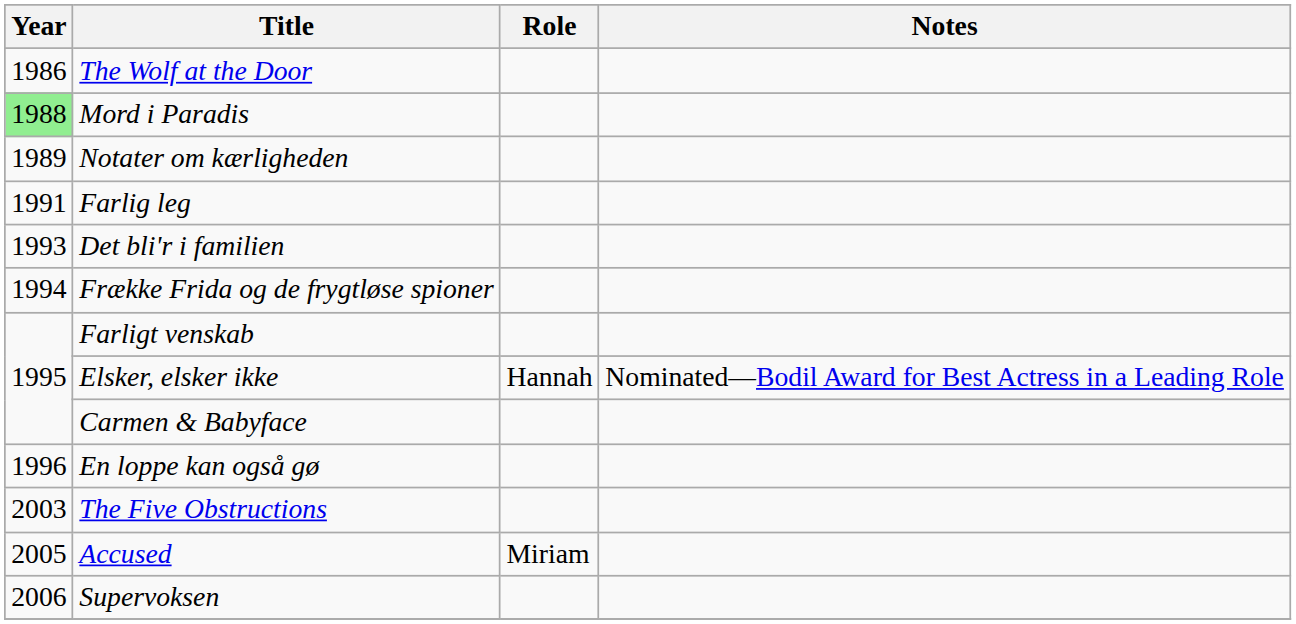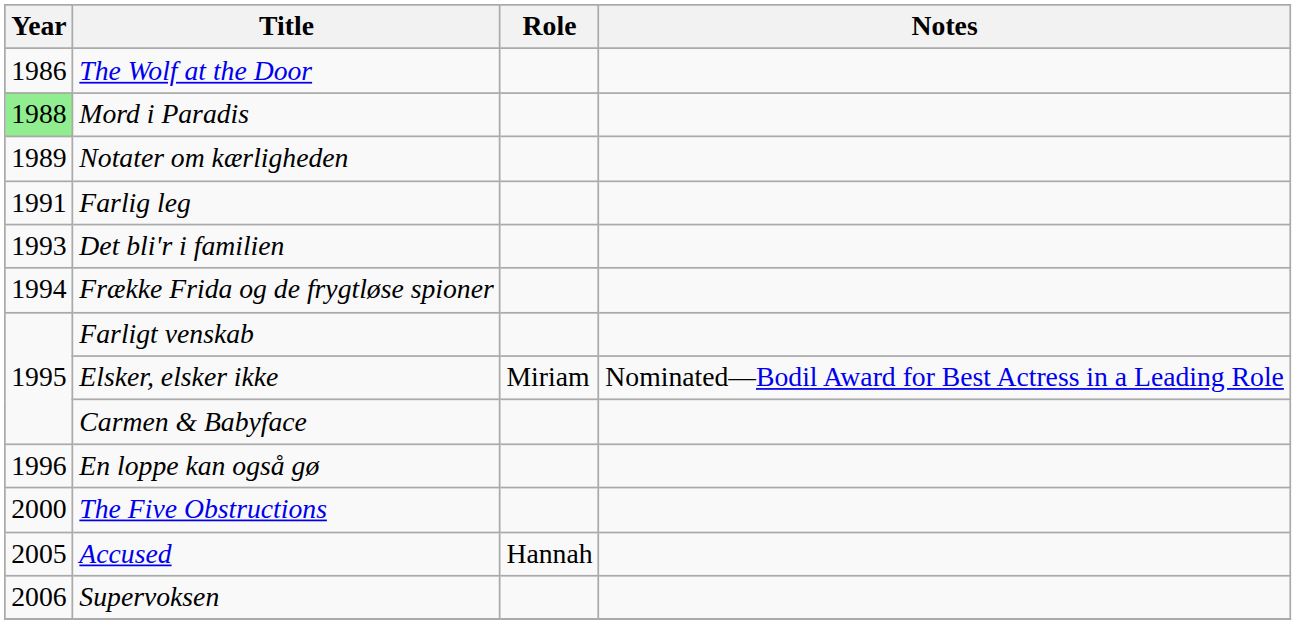(550, 377) Hannah -> (548, 377) Miriam
(39, 509) 2003 -> (39, 509) 2000
(548, 553) Miriam -> (550, 553) Hannah
